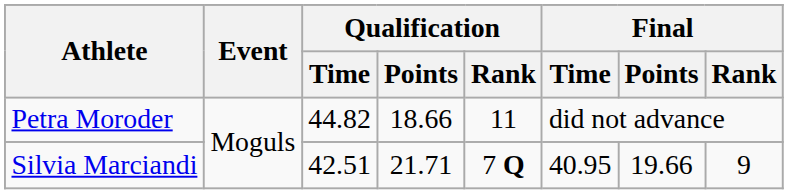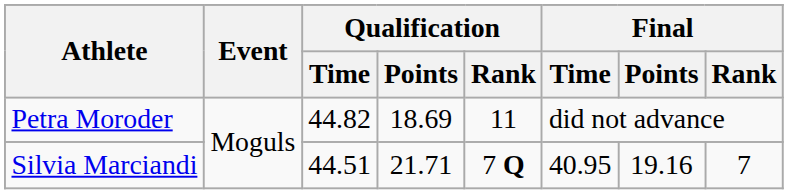(421, 119) 18.66 -> (421, 119) 18.69
(340, 165) 42.51 -> (340, 165) 44.51
(661, 165) 19.66 -> (661, 165) 19.16
(744, 165) 9 -> (744, 165) 7
